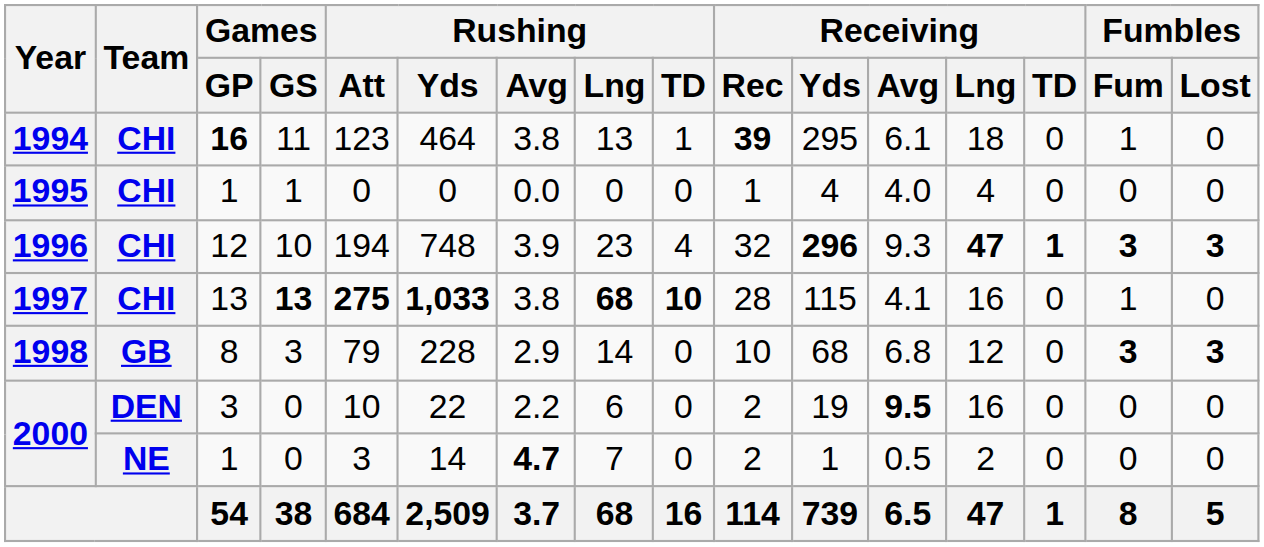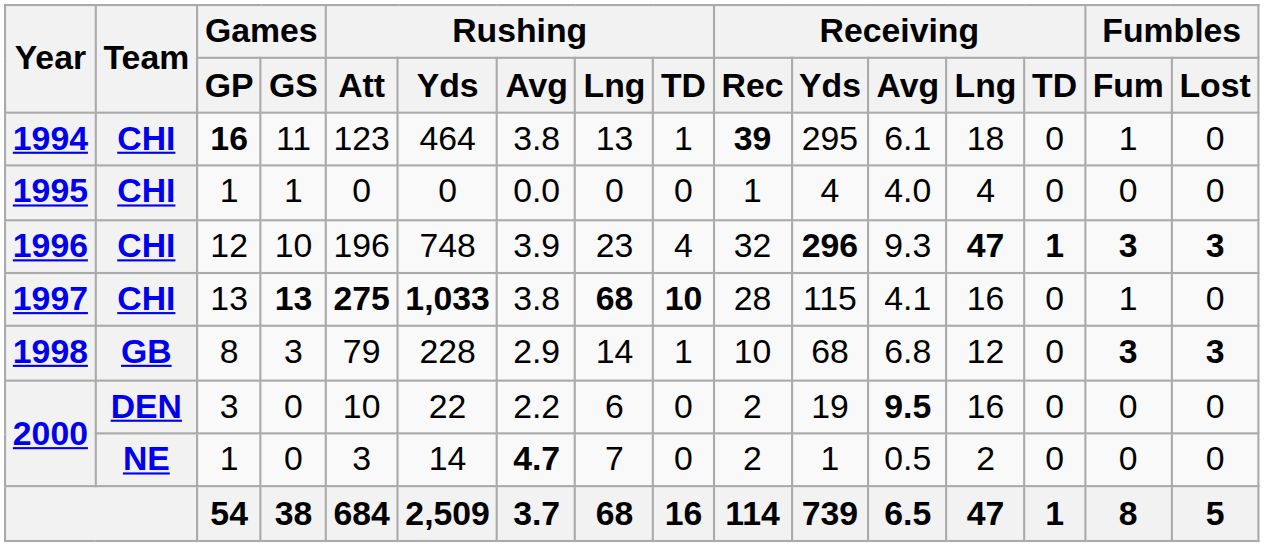(362, 245) 194 -> (362, 245) 196
(683, 352) 0 -> (683, 352) 1
